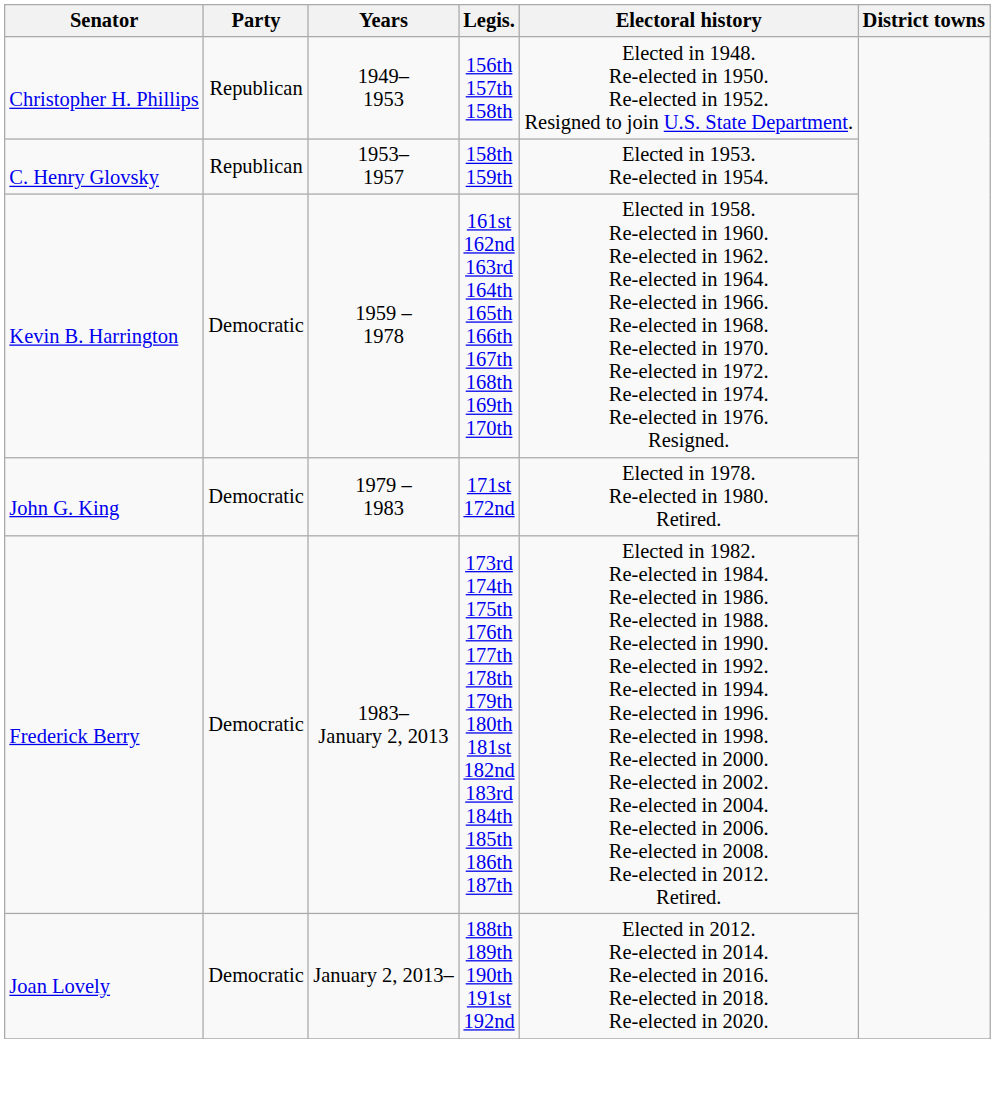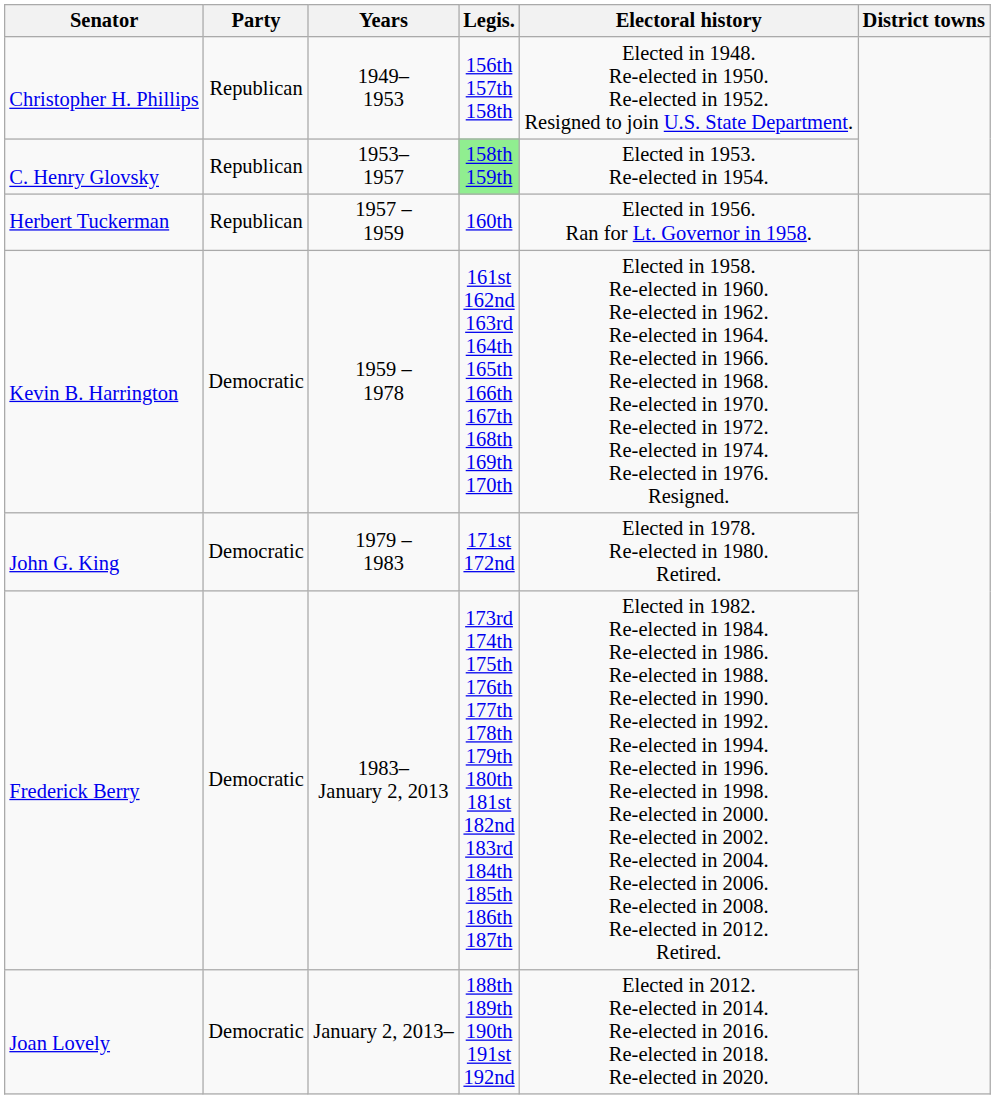(489, 166) no background -> (489, 166) lightgreen background
+ row: (89, 221)
